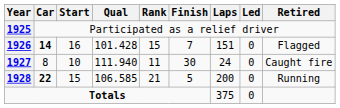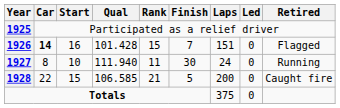(299, 62) Caught fire -> (299, 62) Running
(45, 79) bold -> (45, 79) normal
(299, 79) Running -> (299, 79) Caught fire
